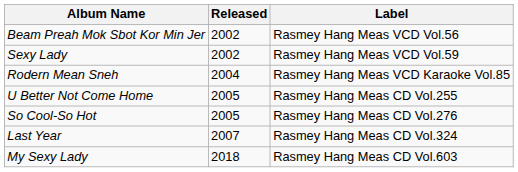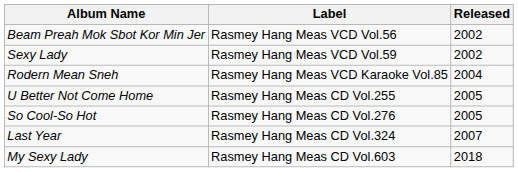columns swapped: (239, 14) <-> (392, 14)
